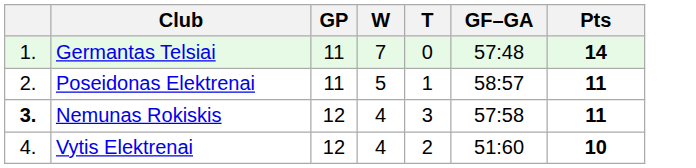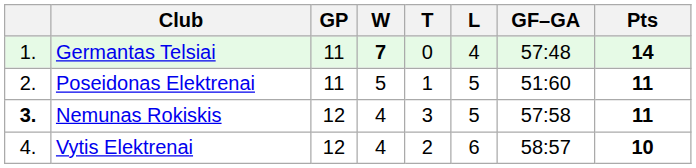+ column: (474, 20)
(381, 52) normal -> (381, 52) bold
(499, 83) 58:57 -> (546, 83) 51:60
(499, 147) 51:60 -> (546, 147) 58:57
